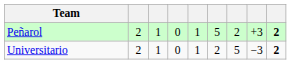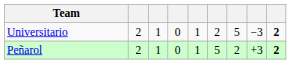rows swapped: (25, 31) <-> (37, 50)
